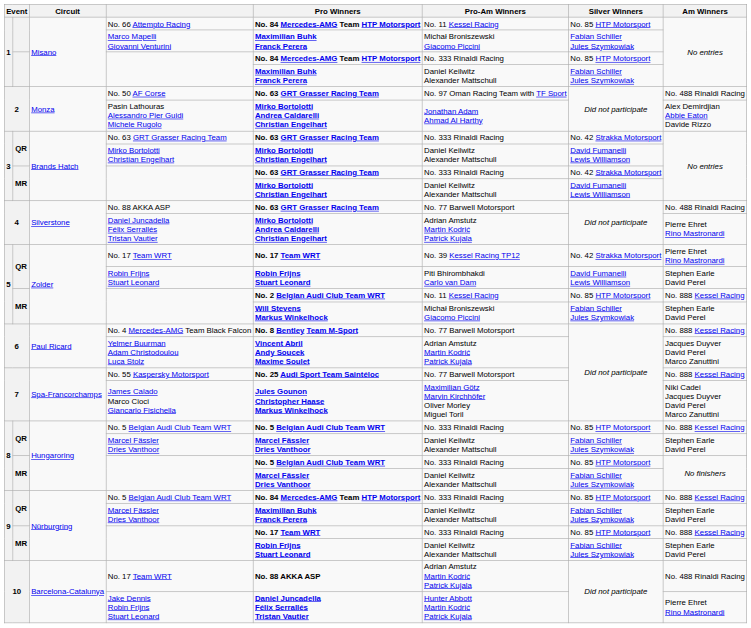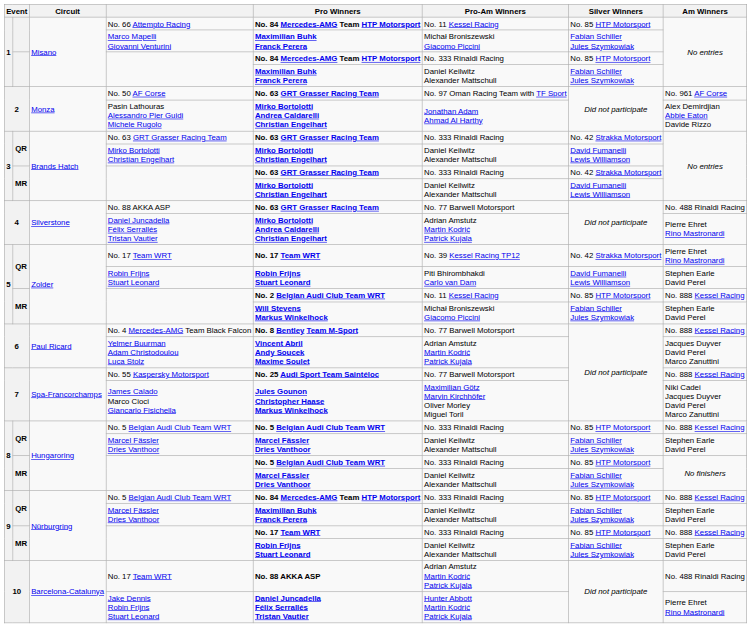(705, 93) No. 488 Rinaldi Racing -> (696, 93) No. 961 AF Corse
